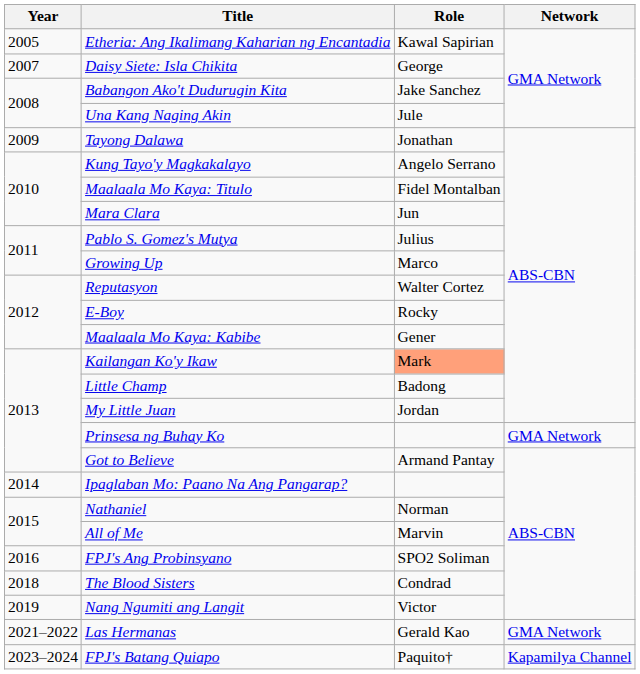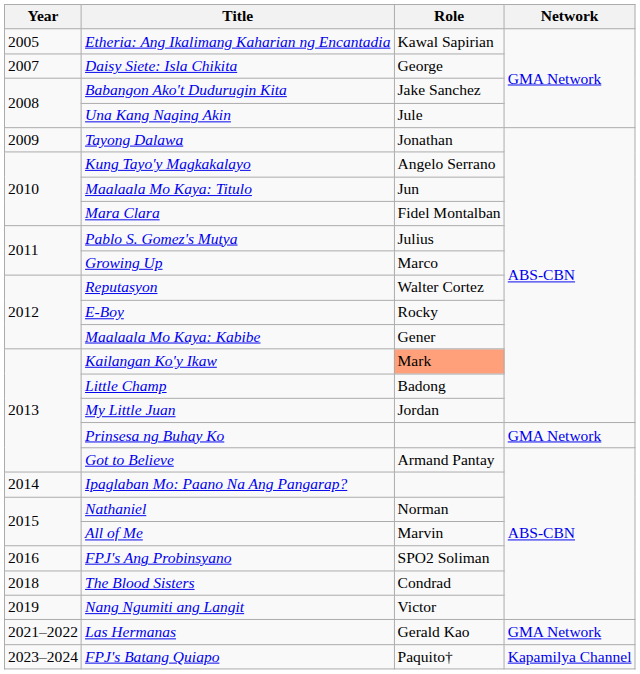(449, 189) Fidel Montalban -> (408, 189) Jun
(408, 213) Jun -> (449, 213) Fidel Montalban
